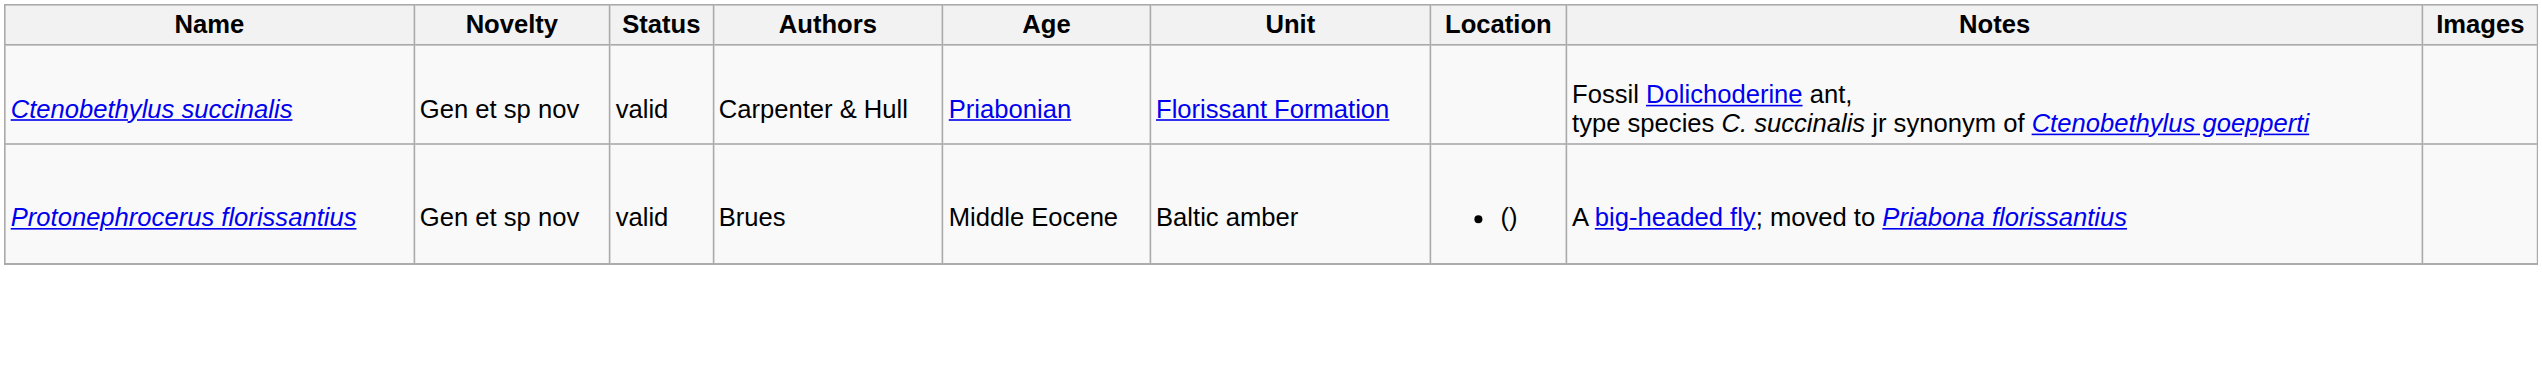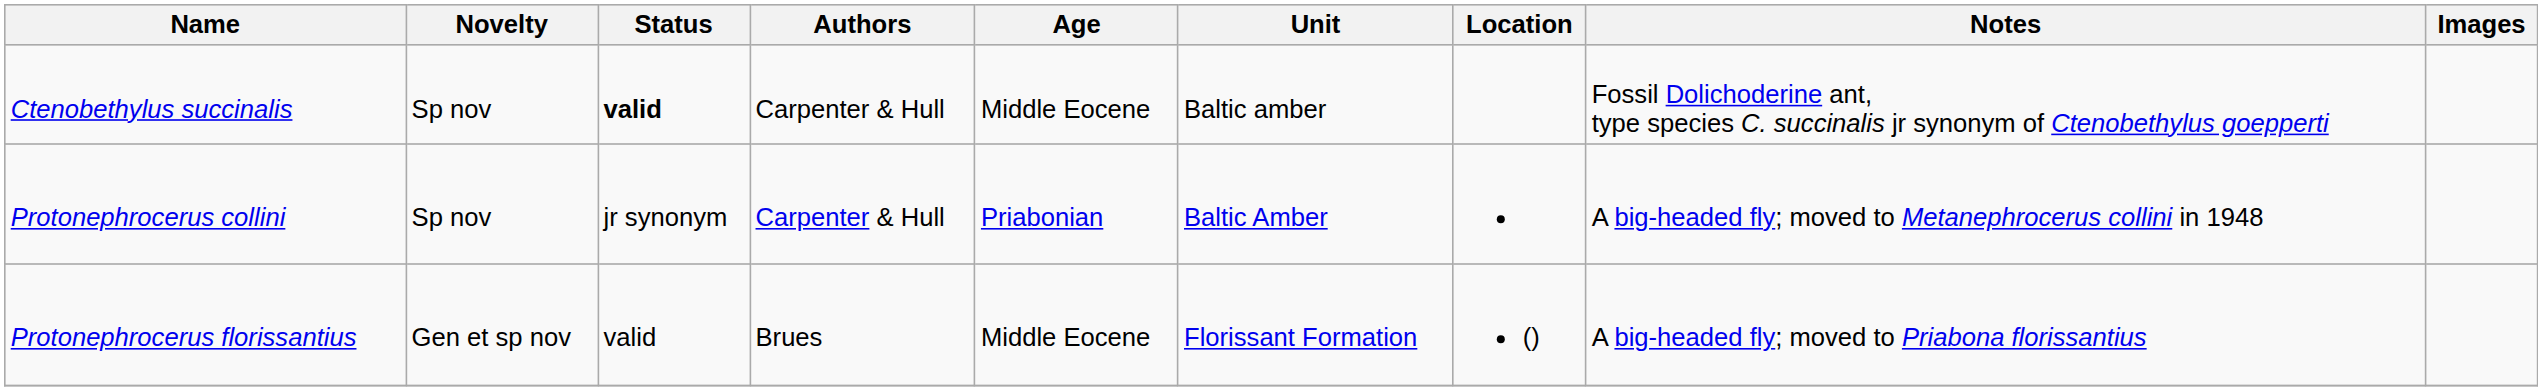(500, 108) Gen et sp nov -> (451, 108) Sp nov
(642, 108) normal -> (633, 108) bold
(1010, 108) Priabonian -> (1066, 108) Middle Eocene
(1273, 108) Florissant Formation -> (1255, 108) Baltic amber
+ row: (148, 218)
(1227, 218) Baltic amber -> (1301, 338) Florissant Formation
